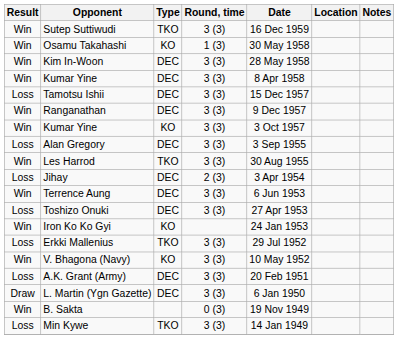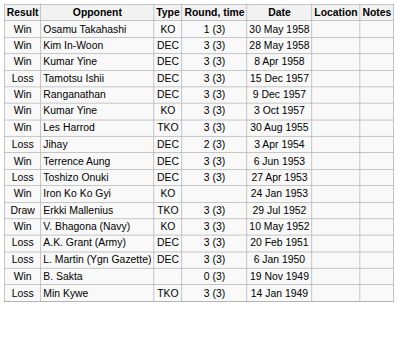- row: (79, 29)
- row: (74, 144)
(23, 243) Loss -> (23, 210) Draw
(23, 293) Draw -> (23, 260) Loss
